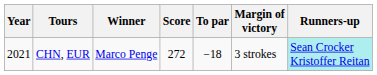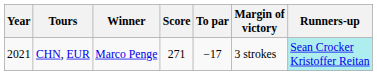(177, 54) 272 -> (177, 54) 271
(212, 54) −18 -> (212, 54) −17
